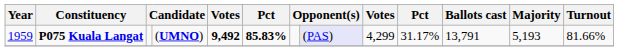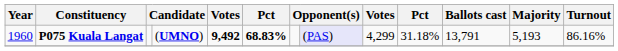(20, 35) 1959 -> (20, 35) 1960
(266, 35) 85.83% -> (266, 35) 68.83%
(420, 35) 31.17% -> (420, 35) 31.18%
(586, 35) 81.66% -> (586, 35) 86.16%
